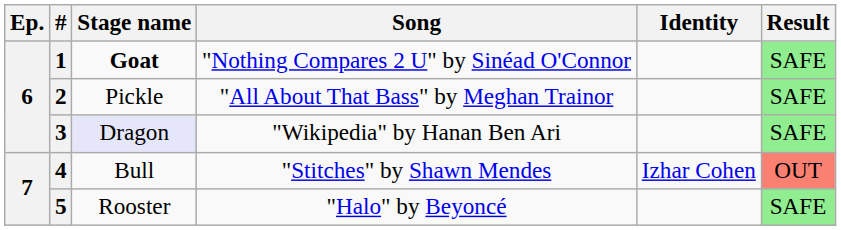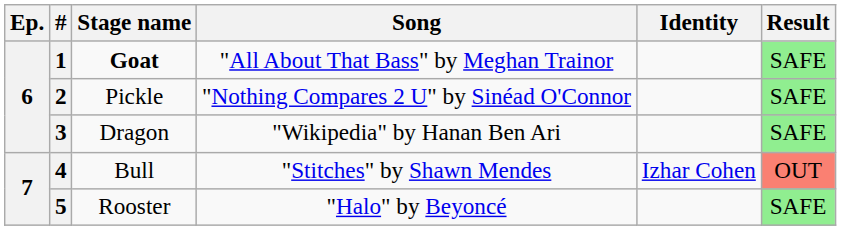(417, 59) "Nothing Compares 2 U" by Sinéad O'Connor -> (417, 59) "All About That Bass" by Meghan Trainor
(417, 96) "All About That Bass" by Meghan Trainor -> (417, 96) "Nothing Compares 2 U" by Sinéad O'Connor
(134, 133) lavender background -> (134, 133) no background
